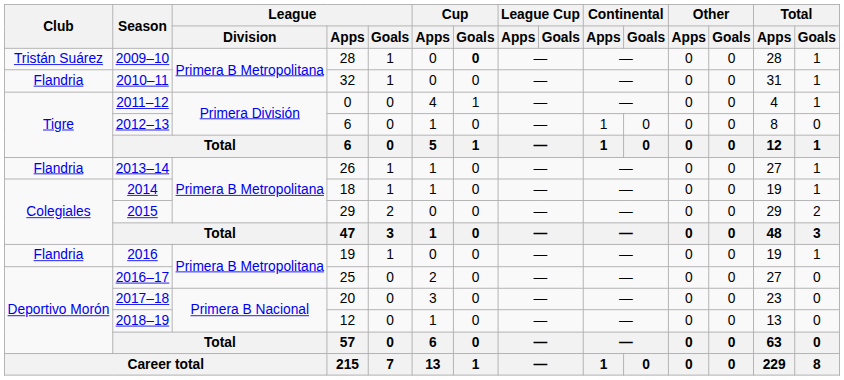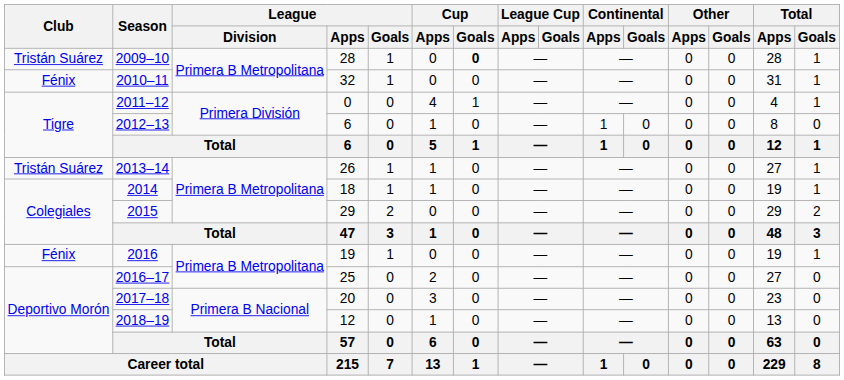(58, 80) Flandria -> (58, 80) Fénix
(58, 168) Flandria -> (58, 168) Tristán Suárez
(58, 255) Flandria -> (58, 255) Fénix
